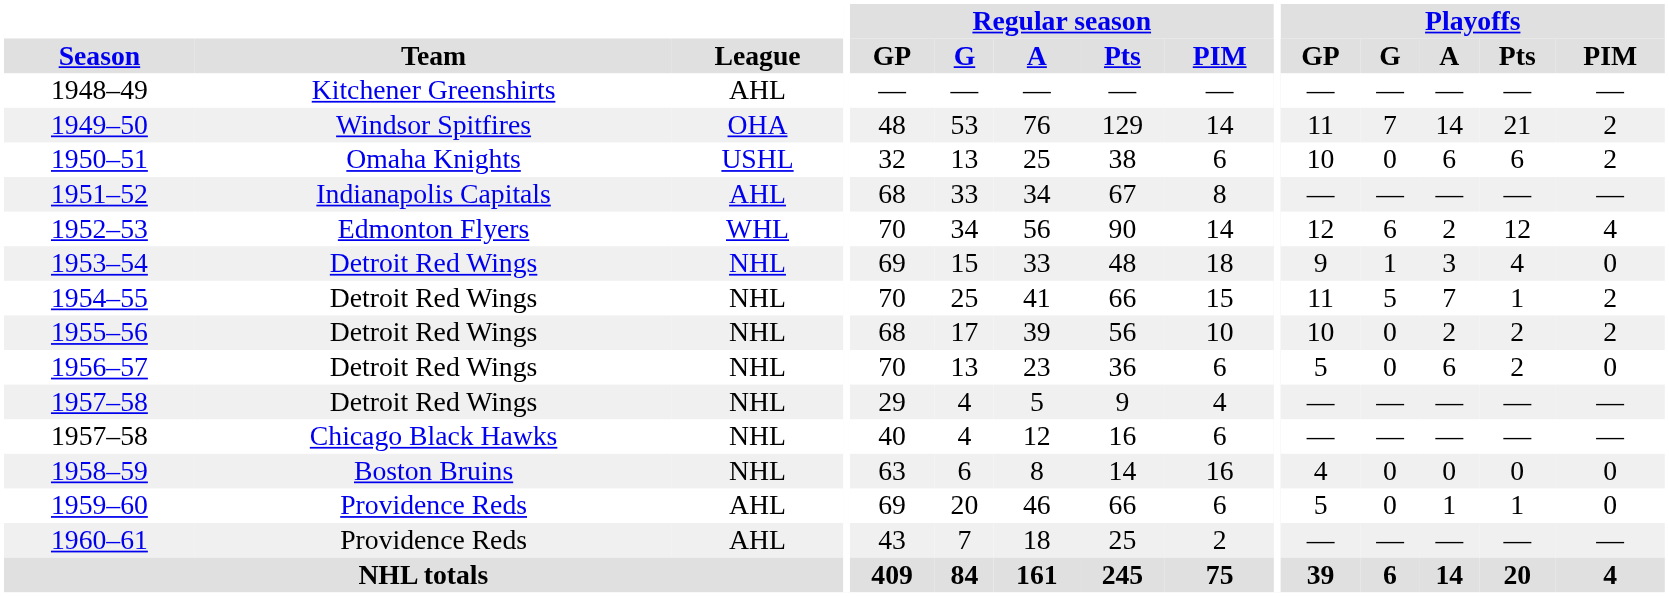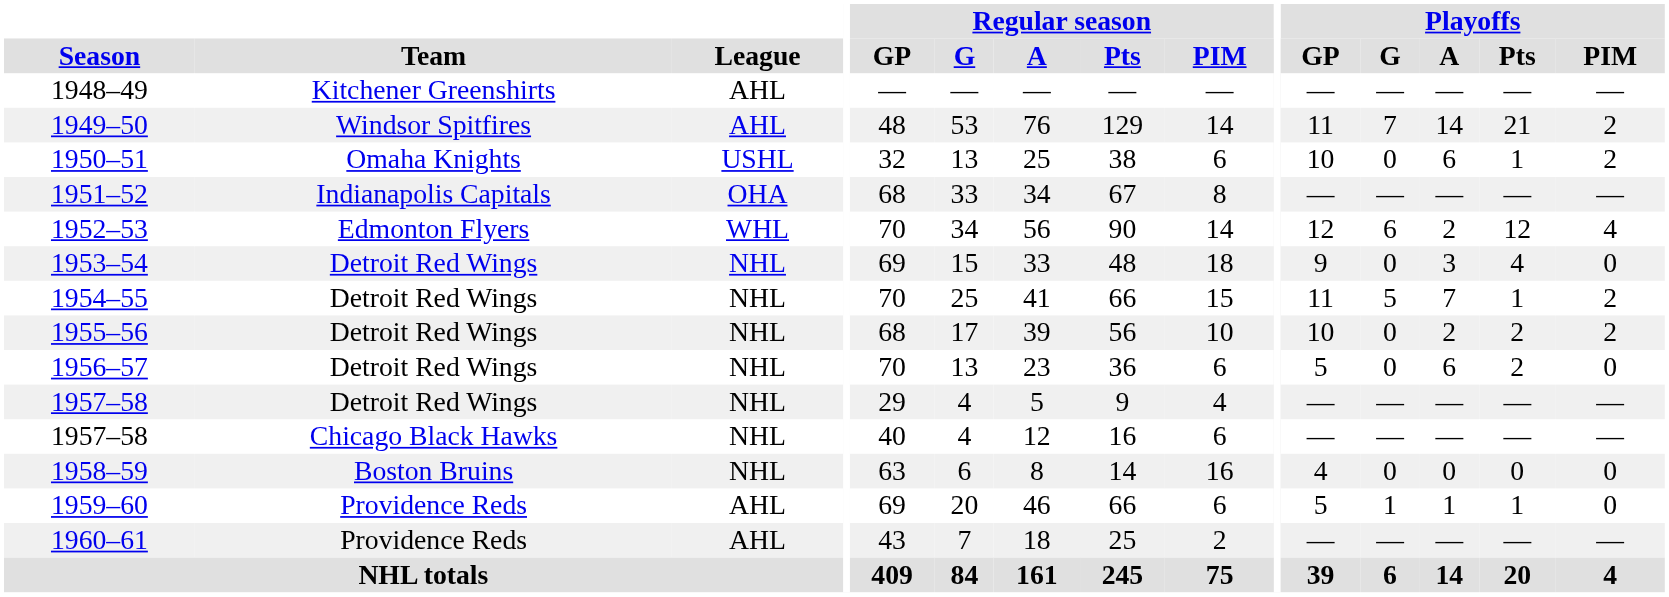(758, 124) OHA -> (758, 124) AHL
(1517, 159) 6 -> (1517, 159) 1
(758, 193) AHL -> (758, 193) OHA
(1390, 263) 1 -> (1390, 263) 0
(1390, 505) 0 -> (1390, 505) 1
